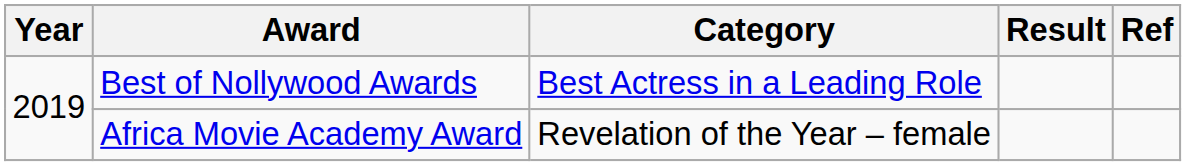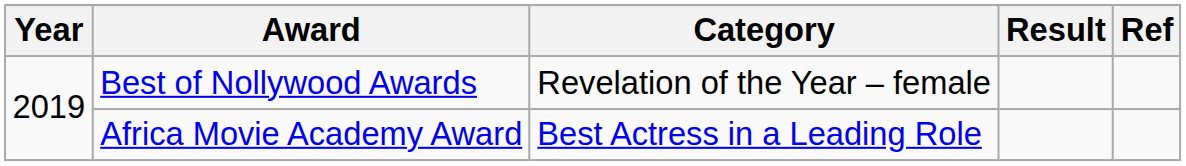(760, 82) Best Actress in a Leading Role -> (764, 82) Revelation of the Year – female
(764, 133) Revelation of the Year – female -> (760, 133) Best Actress in a Leading Role
